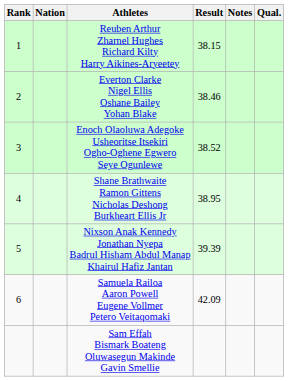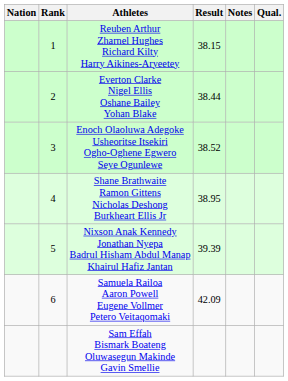columns swapped: (19, 12) <-> (50, 12)
(209, 96) 38.46 -> (209, 96) 38.44
